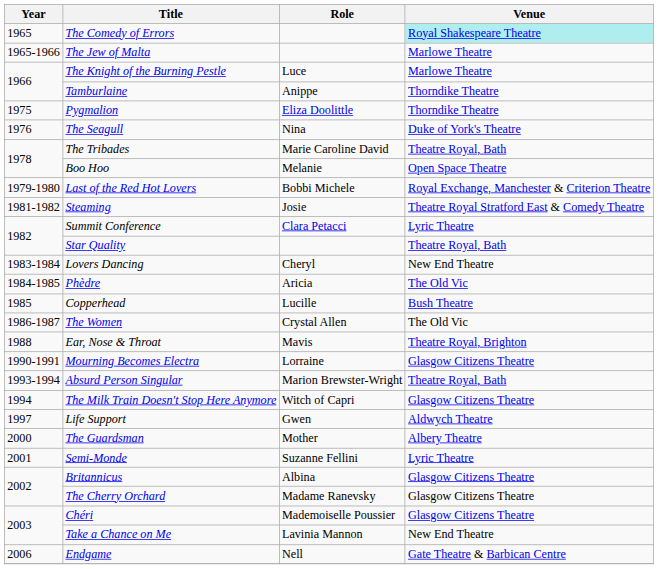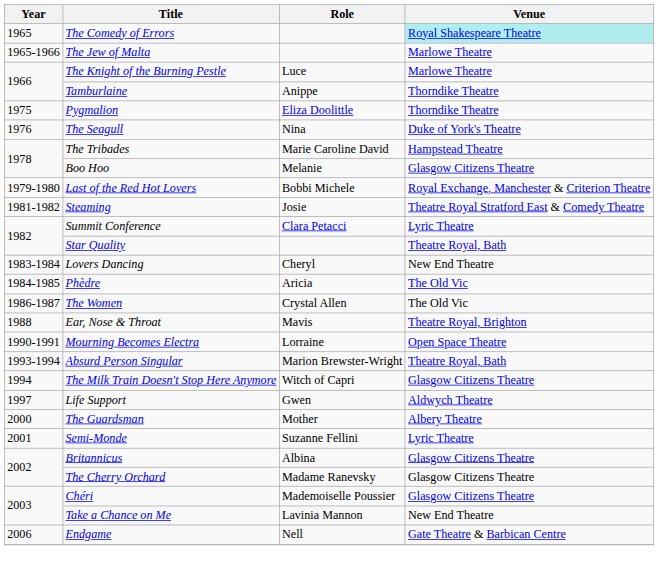(457, 149) Theatre Royal, Bath -> (455, 149) Hampstead Theatre
(457, 168) Open Space Theatre -> (471, 168) Glasgow Citizens Theatre
- row: (95, 303)
(471, 361) Glasgow Citizens Theatre -> (457, 341) Open Space Theatre
